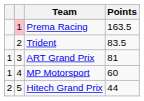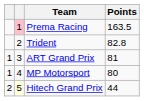(117, 42) 83.5 -> (117, 42) 82.8
(113, 72) 60 -> (113, 72) 80
(19, 88) no background -> (19, 88) lightyellow background
